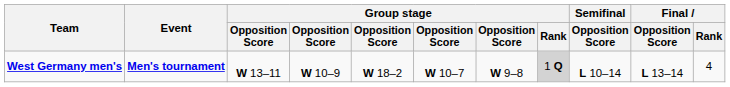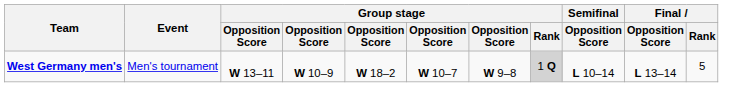(176, 67) bold -> (173, 67) normal
(709, 67) 4 -> (702, 67) 5
